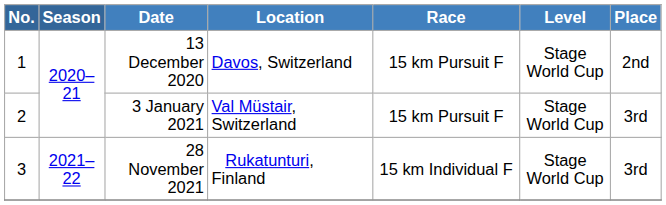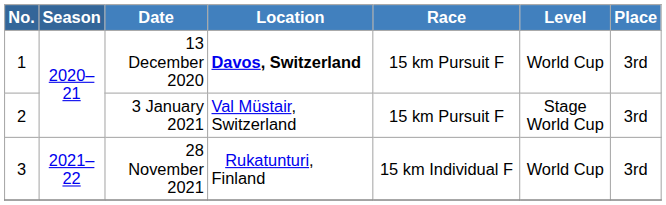(282, 62) normal -> (286, 62) bold
(565, 62) Stage World Cup -> (565, 62) World Cup
(636, 62) 2nd -> (636, 62) 3rd
(565, 169) Stage World Cup -> (565, 169) World Cup
